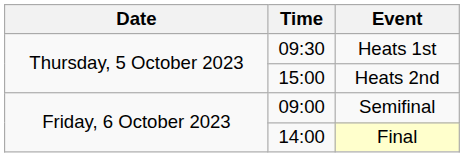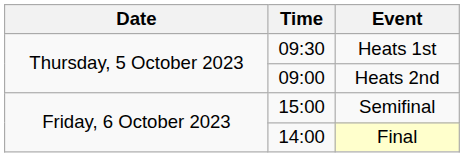(302, 78) 15:00 -> (302, 78) 09:00
(302, 107) 09:00 -> (302, 107) 15:00
